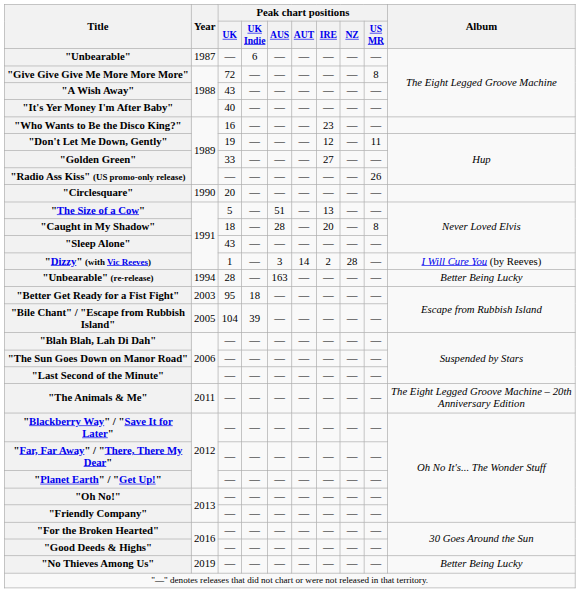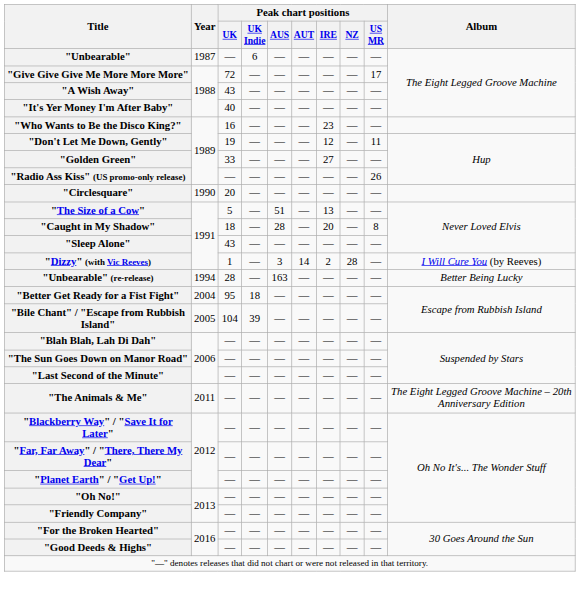(376, 74) 8 -> (376, 74) 17
(205, 295) 2003 -> (205, 295) 2004
- row: (98, 564)
